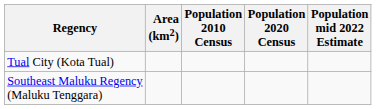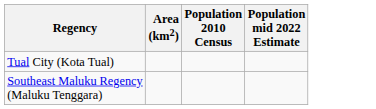- column: (276, 28)
